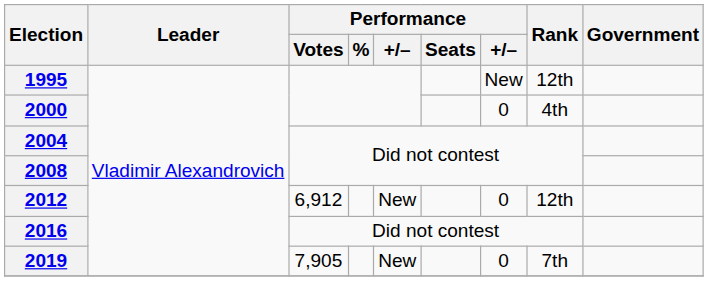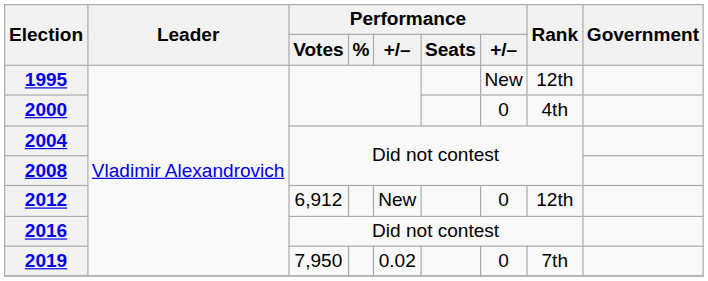(318, 261) 7,905 -> (318, 261) 7,950
(397, 261) New -> (397, 261) 0.02
